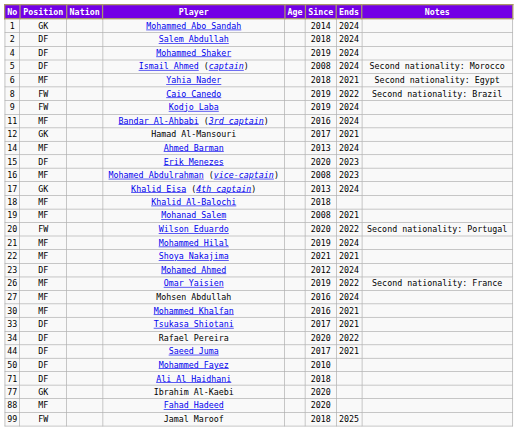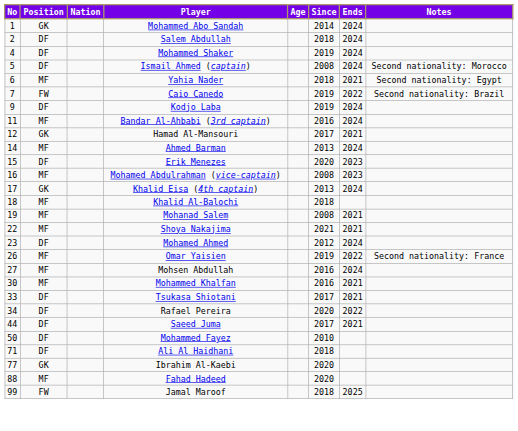(12, 94) 8 -> (12, 94) 7
(43, 107) FW -> (44, 107) DF
- row: (194, 229)
- row: (194, 243)
